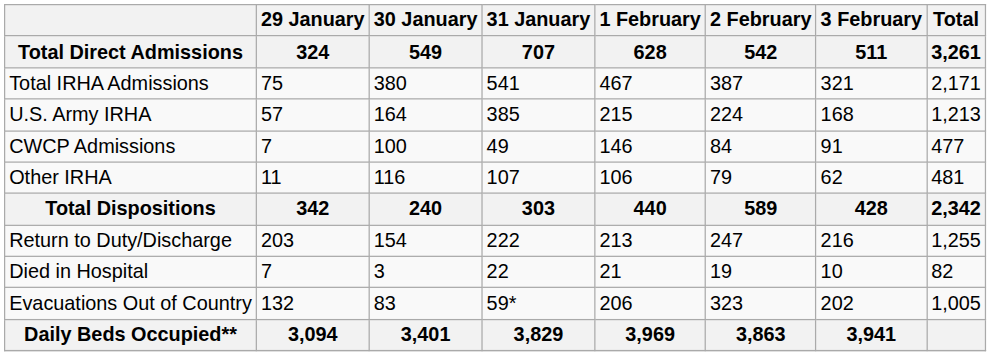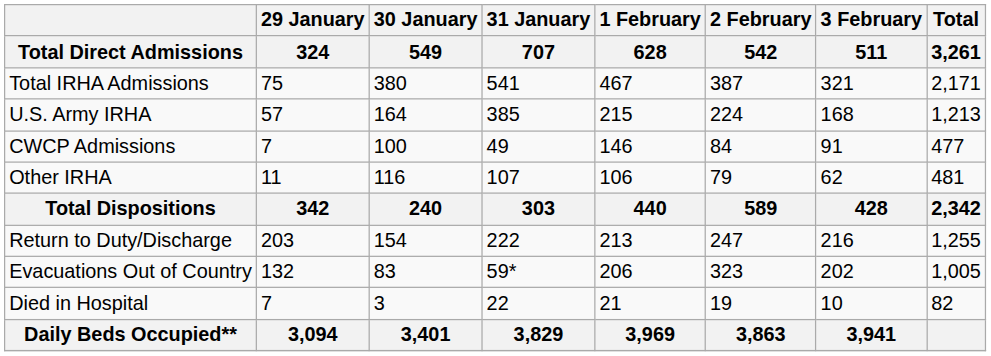rows swapped: (130, 303) <-> (79, 271)
